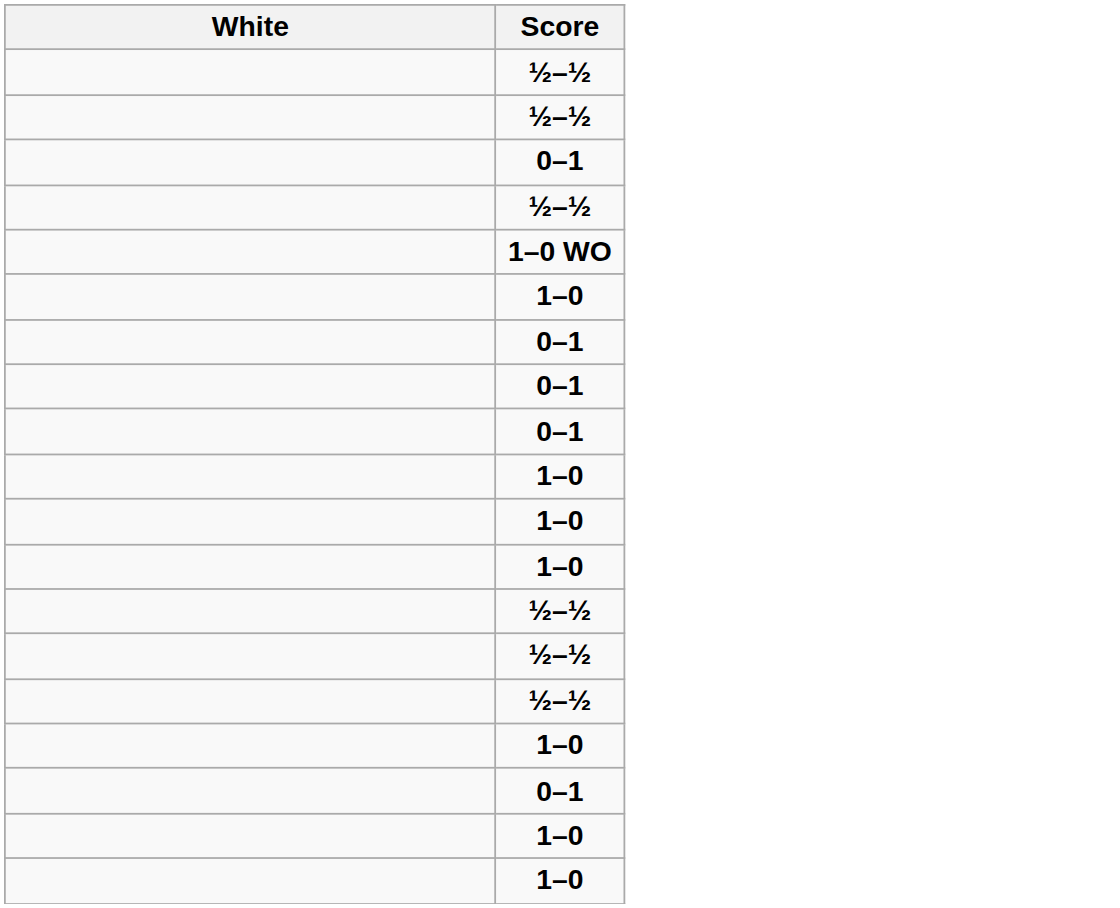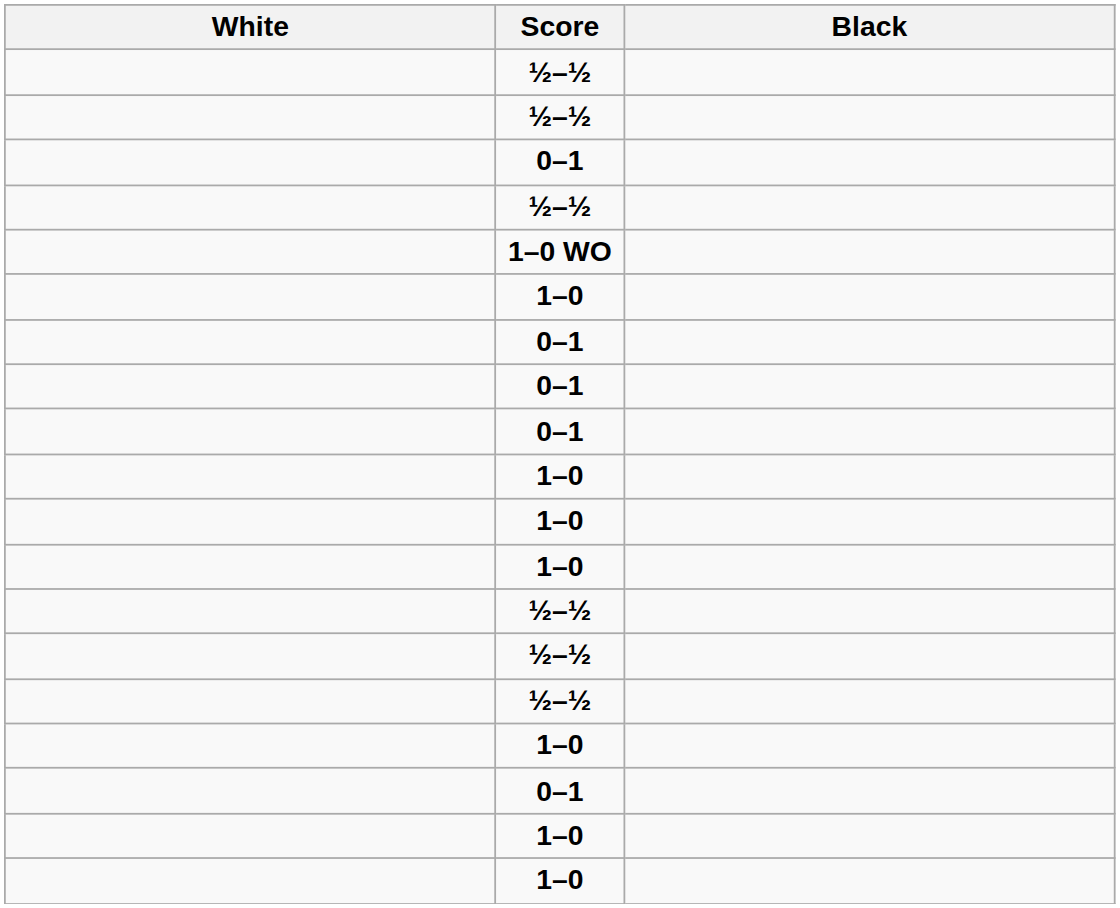+ column: (869, 26)
